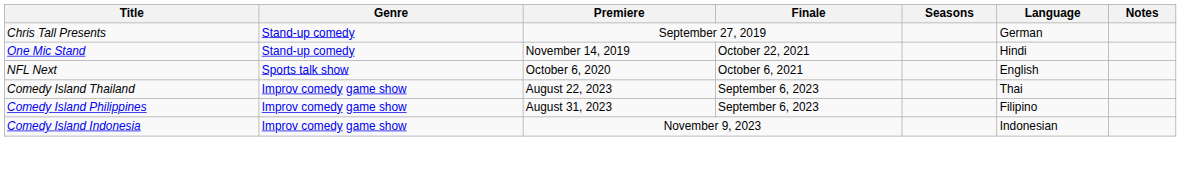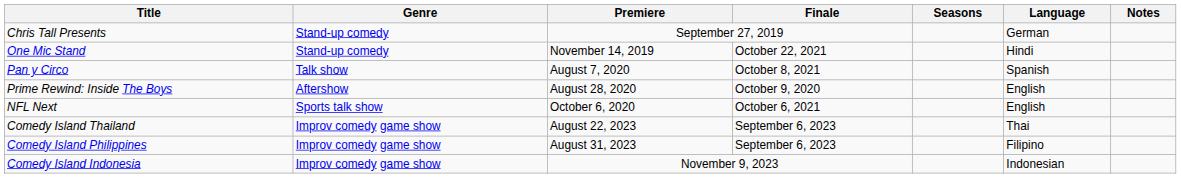+ row: (38, 70)
+ row: (90, 88)
